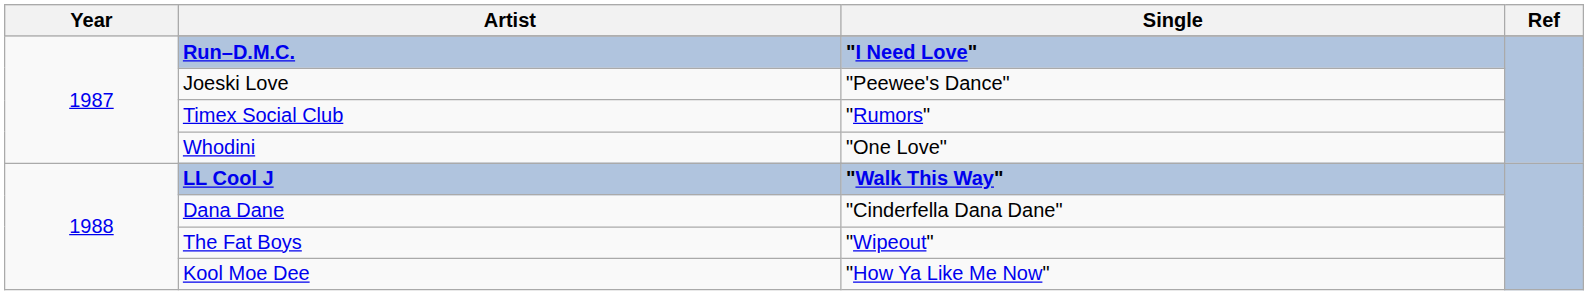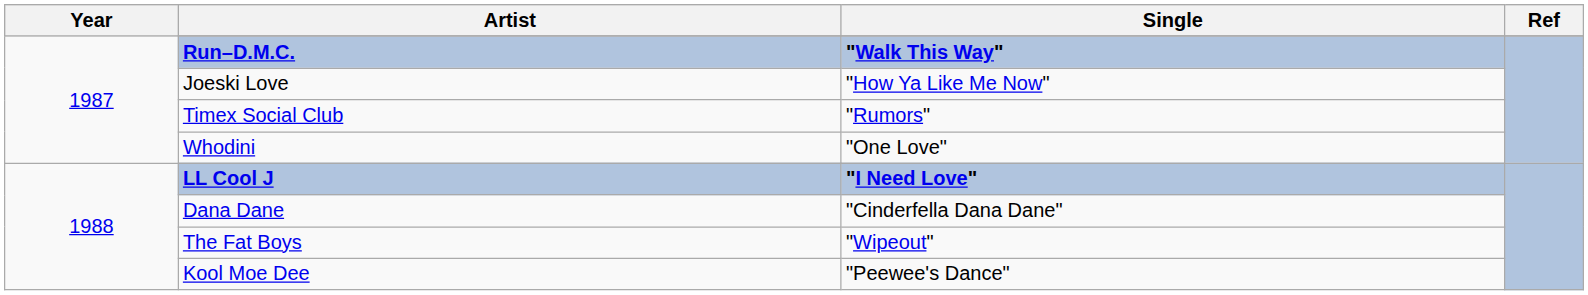(912, 52) "I Need Love" -> (925, 52) "Walk This Way"
(928, 83) "Peewee's Dance" -> (948, 83) "How Ya Like Me Now"
(925, 178) "Walk This Way" -> (912, 178) "I Need Love"
(948, 274) "How Ya Like Me Now" -> (928, 274) "Peewee's Dance"
